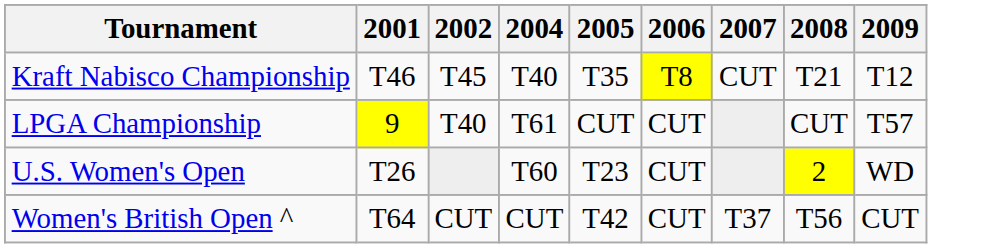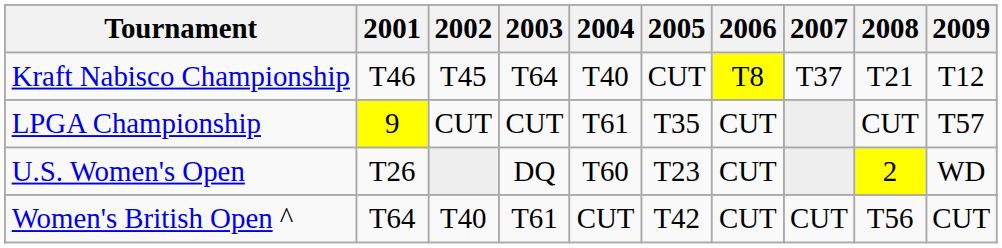+ column: (534, 28)
(606, 76) T35 -> (677, 76) CUT
(748, 76) CUT -> (819, 76) T37
(463, 123) T40 -> (463, 123) CUT
(606, 123) CUT -> (677, 123) T35
(463, 218) CUT -> (463, 218) T40
(748, 218) T37 -> (819, 218) CUT
